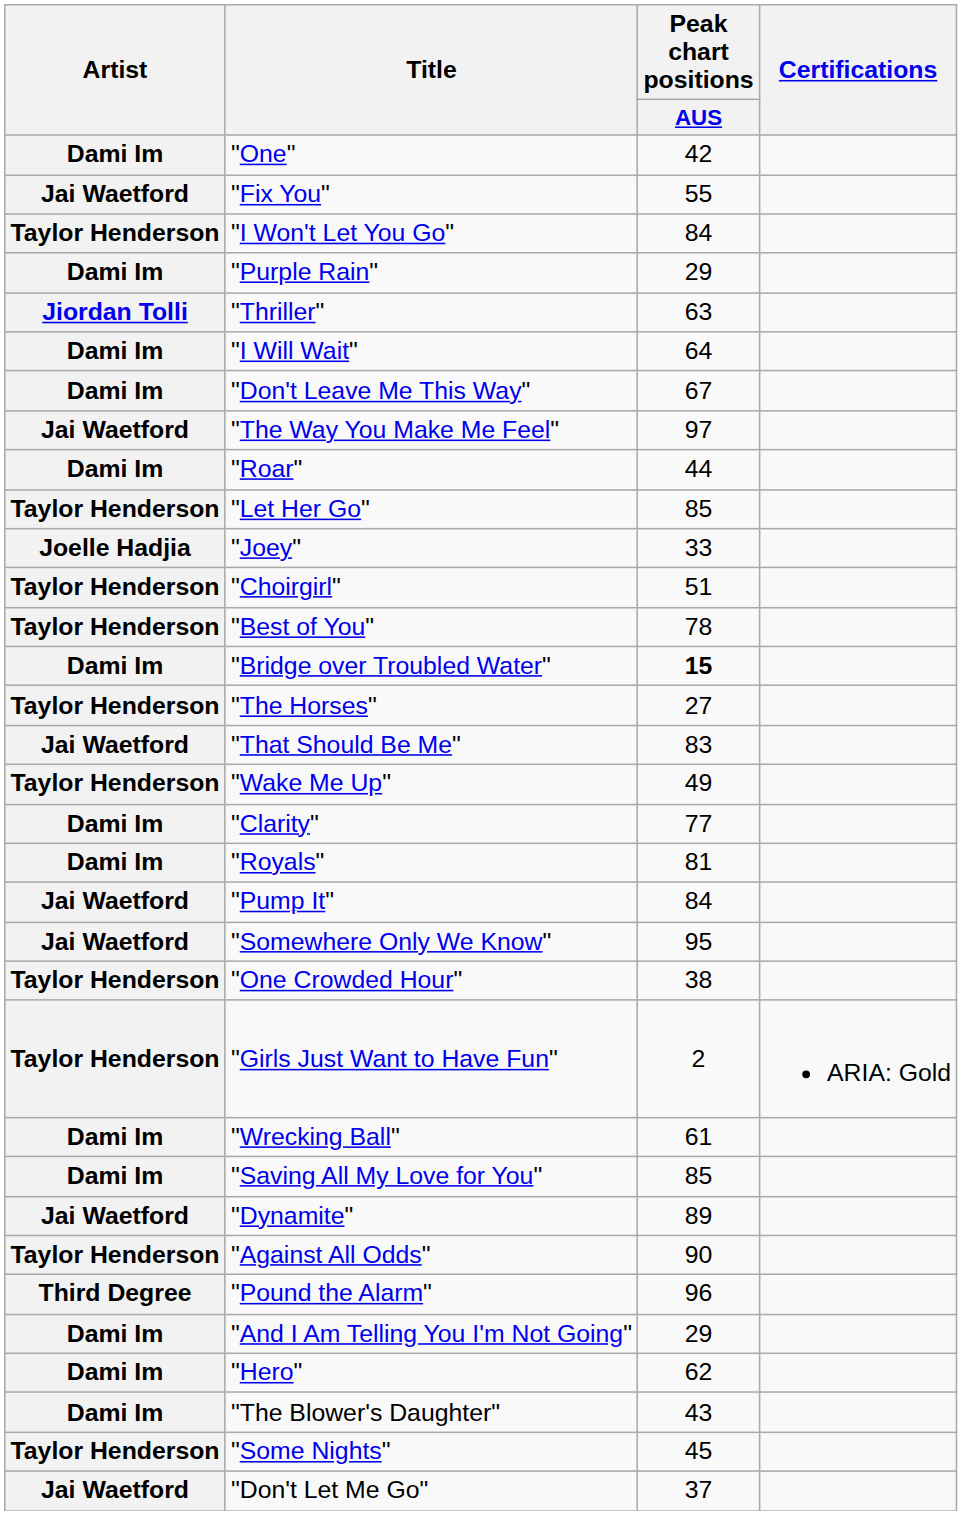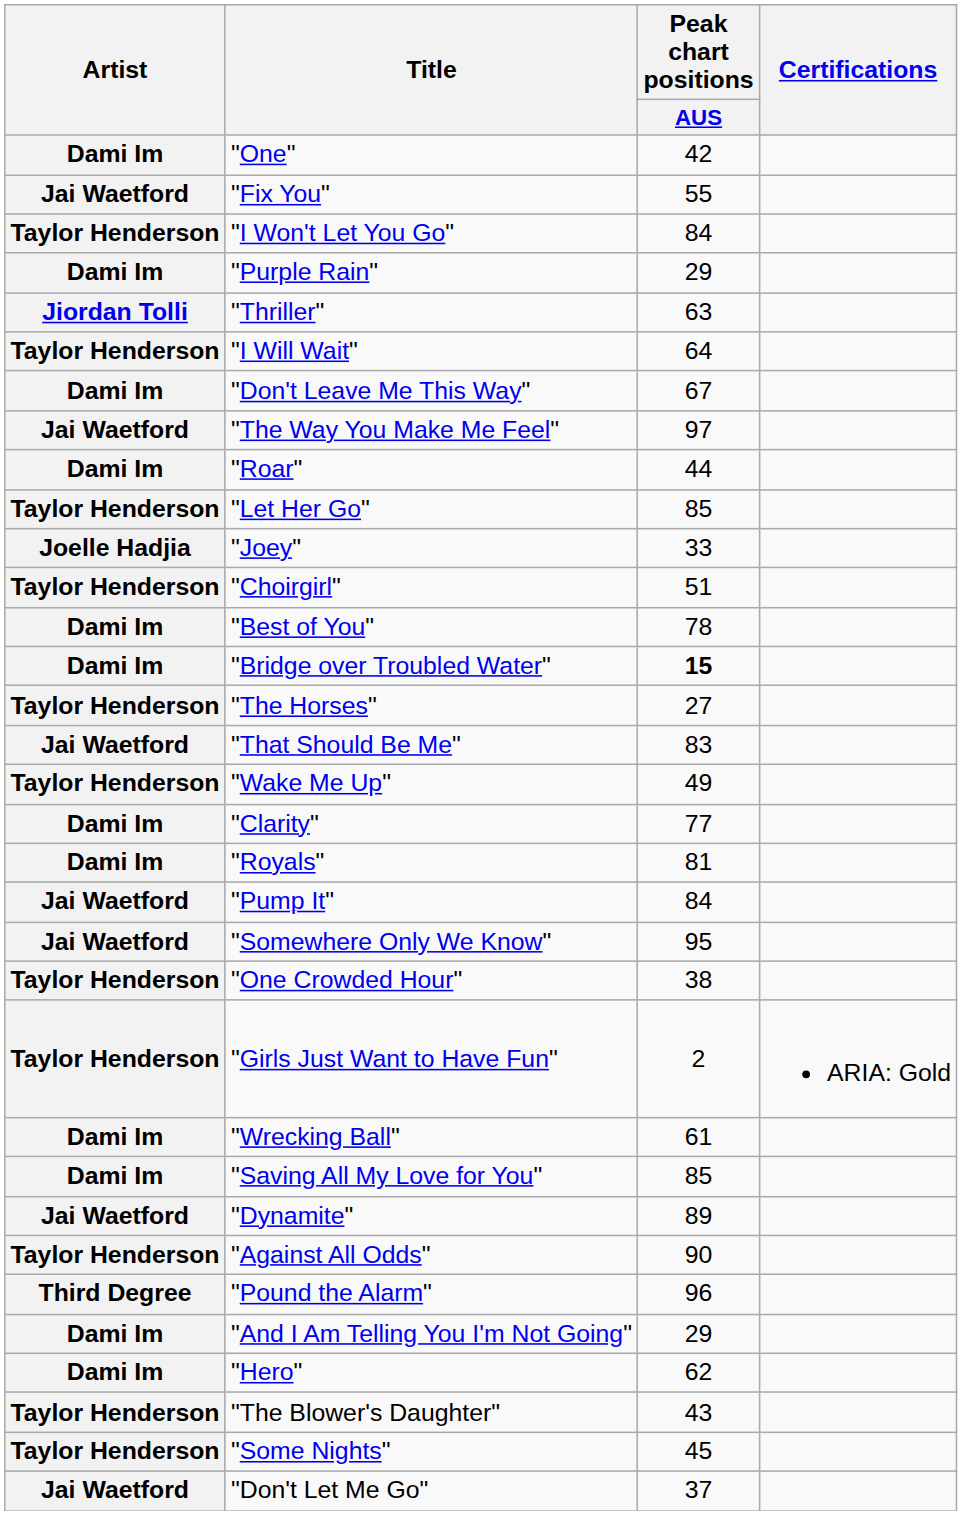(115, 351) Dami Im -> (115, 351) Taylor Henderson
(115, 626) Taylor Henderson -> (115, 626) Dami Im
(115, 1411) Dami Im -> (115, 1411) Taylor Henderson
